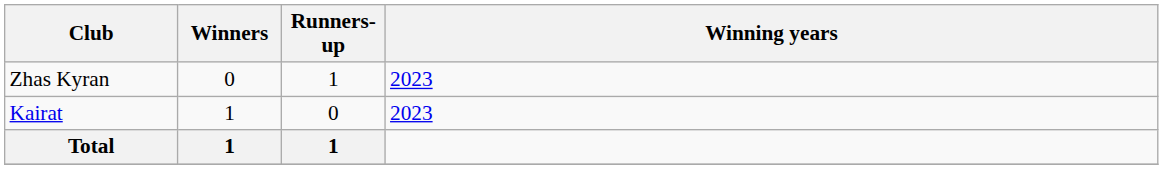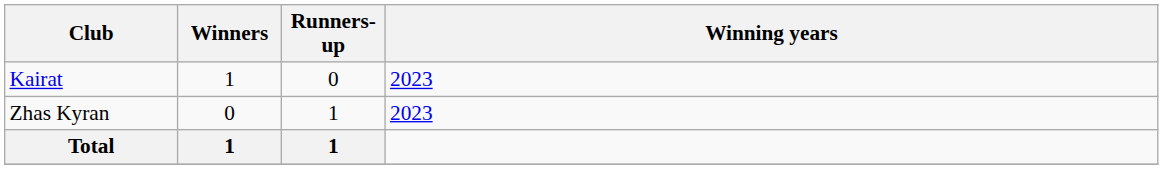rows swapped: (36, 112) <-> (60, 79)
